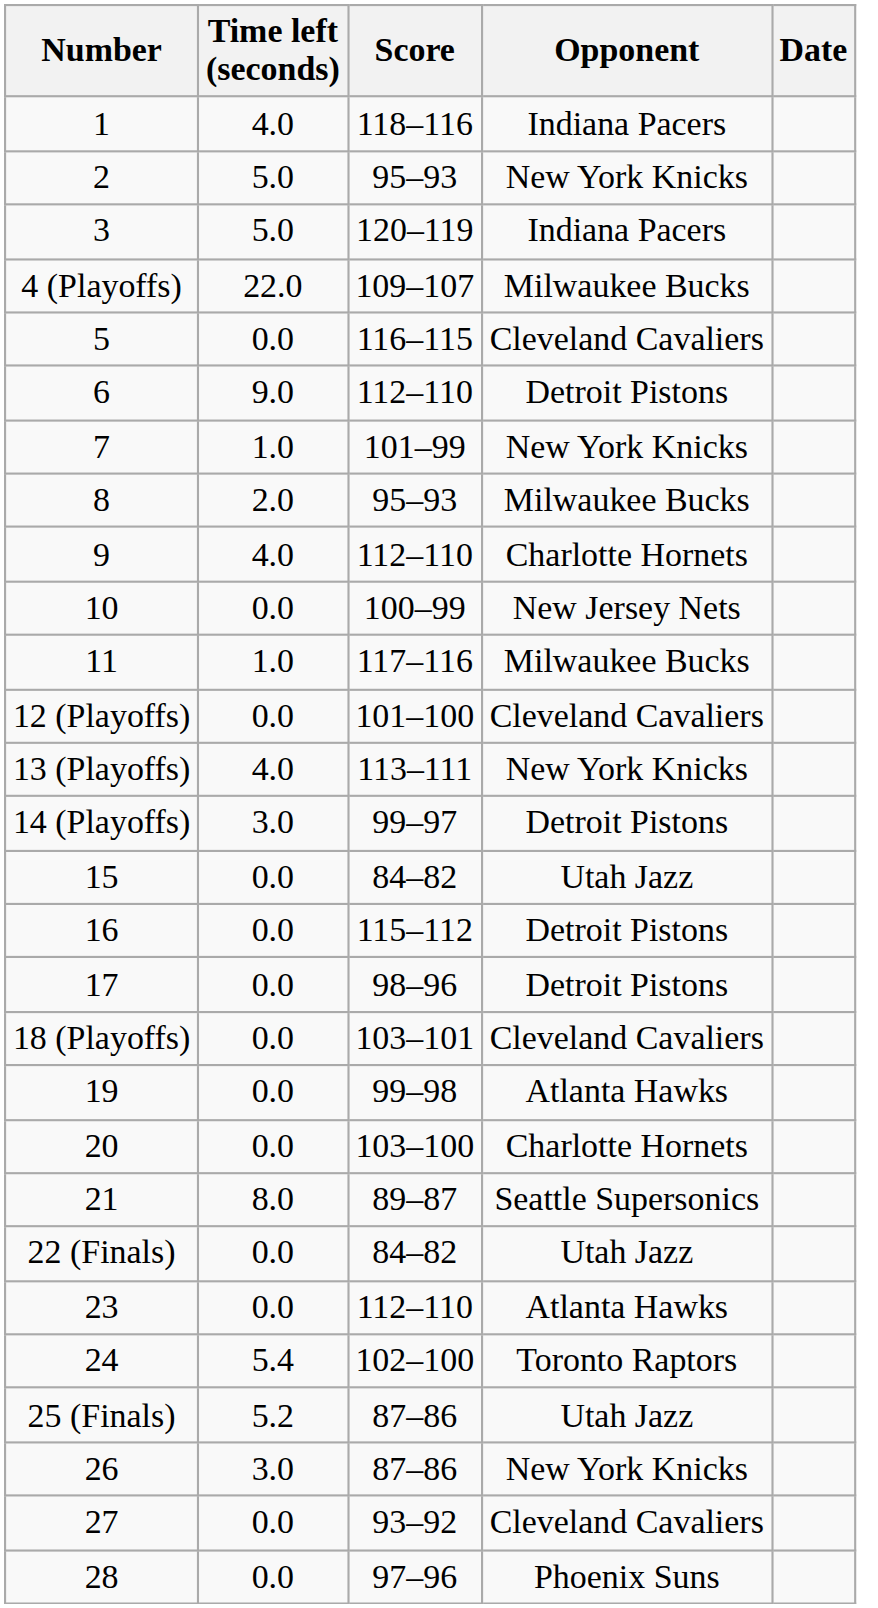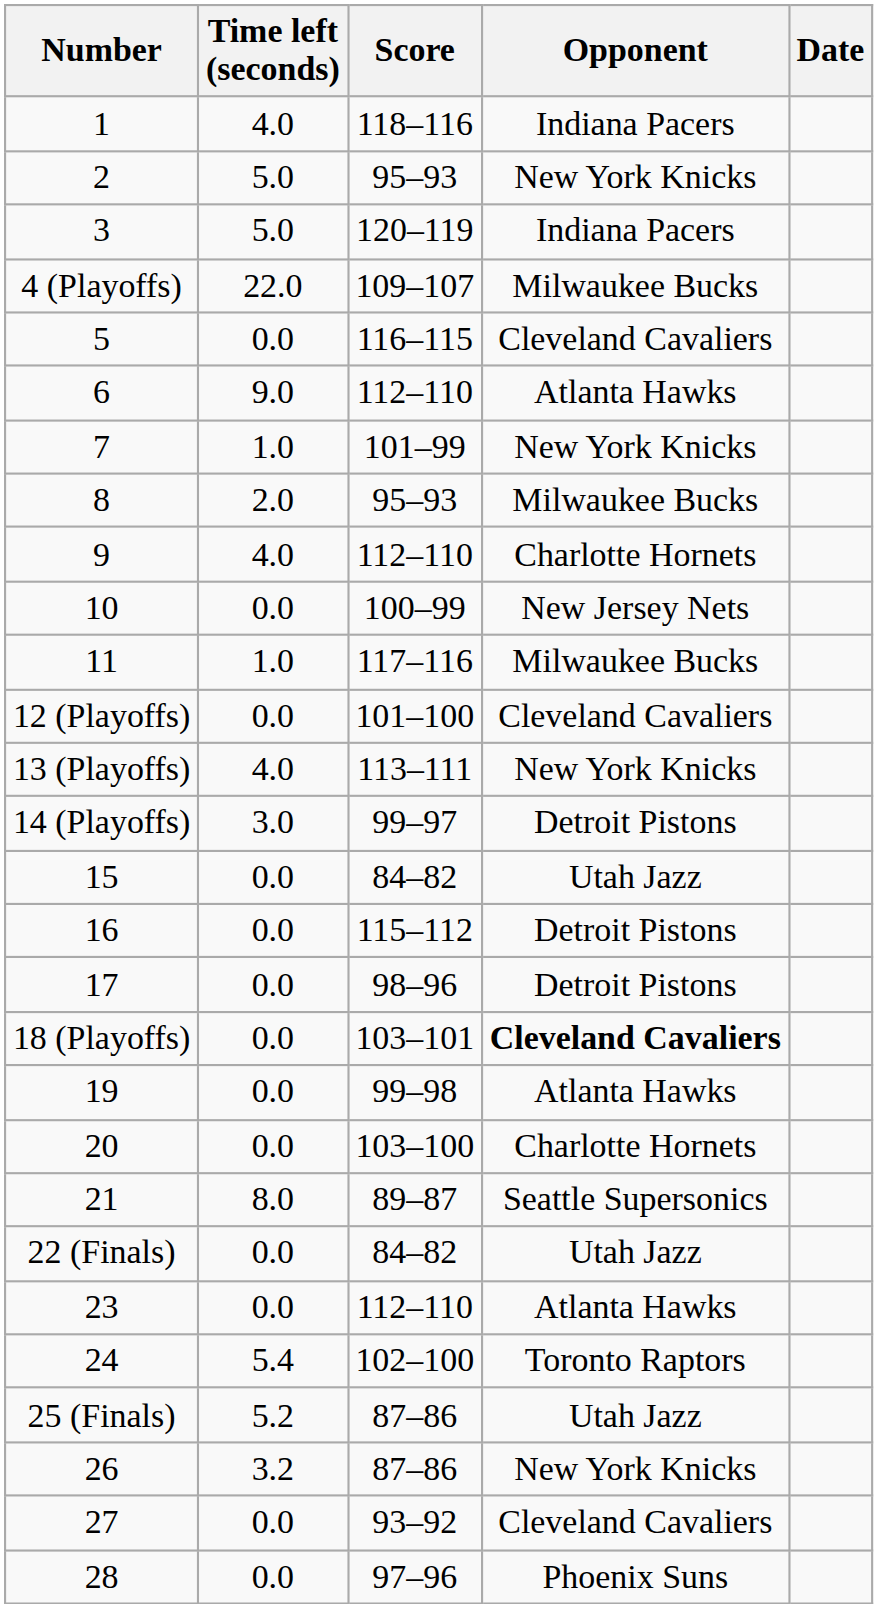(627, 392) Detroit Pistons -> (635, 392) Atlanta Hawks
(627, 1037) normal -> (635, 1037) bold
(273, 1468) 3.0 -> (273, 1468) 3.2
